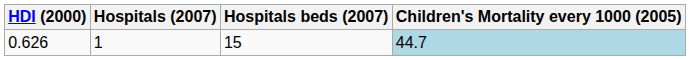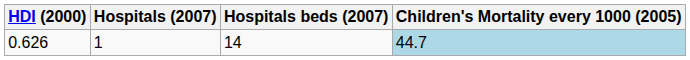(233, 42) 15 -> (233, 42) 14
